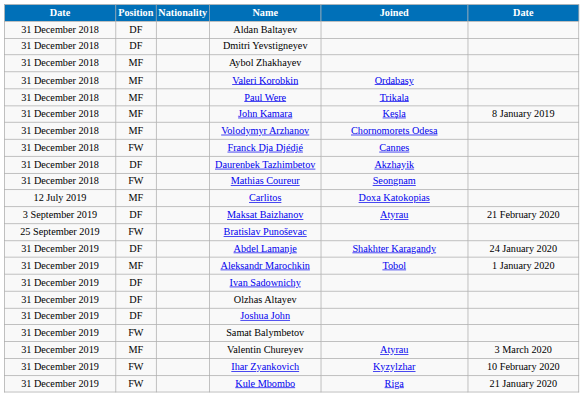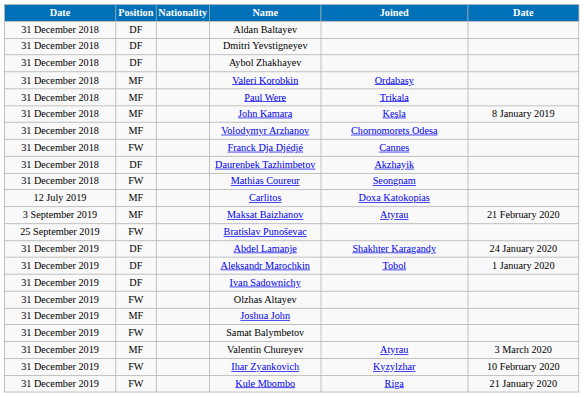(136, 63) MF -> (136, 63) DF
(136, 215) DF -> (136, 215) MF
(136, 266) MF -> (136, 266) DF
(136, 299) DF -> (136, 299) FW
(136, 316) DF -> (136, 316) MF
